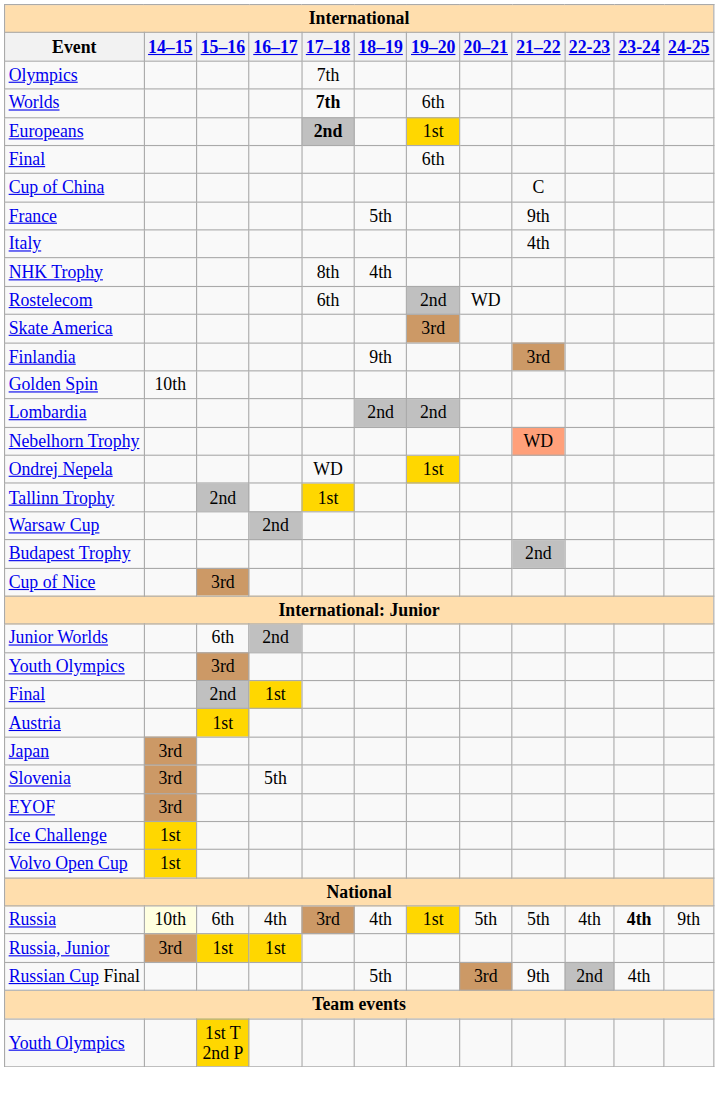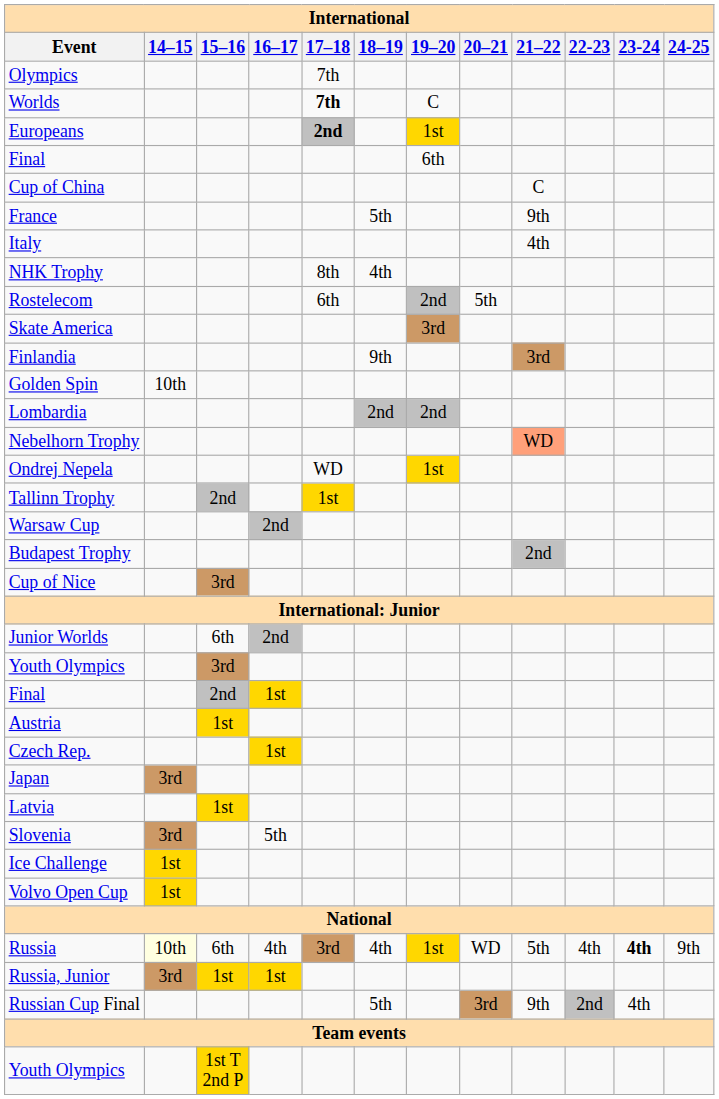(433, 103) 6th -> (433, 103) C
(486, 300) WD -> (486, 300) 5th
+ row: (50, 750)
+ row: (31, 807)
- row: (32, 807)
(486, 919) 5th -> (486, 948) WD
